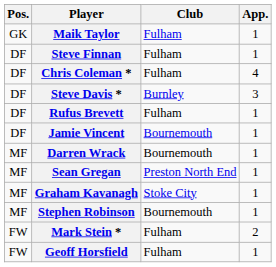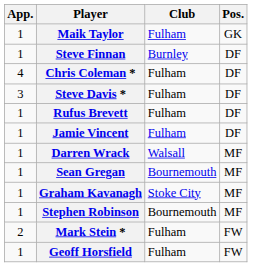columns swapped: (18, 14) <-> (255, 14)
(163, 53) Fulham -> (168, 53) Burnley
(164, 93) Burnley -> (167, 93) Fulham
(178, 133) Bournemouth -> (167, 133) Fulham
(178, 152) Bournemouth -> (166, 152) Walsall
(190, 172) Preston North End -> (182, 172) Bournemouth
